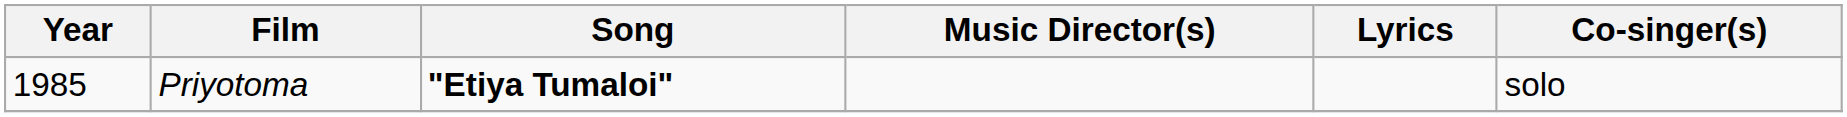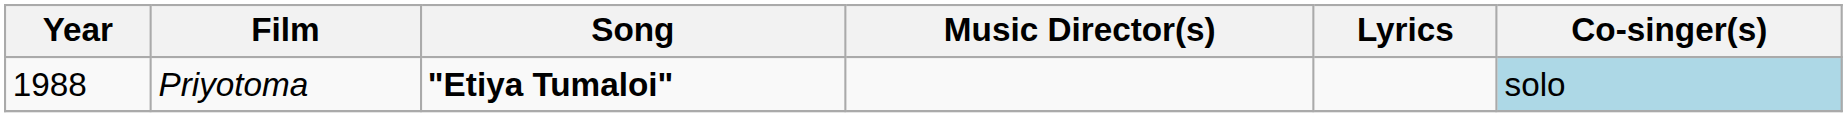(50, 83) 1985 -> (50, 83) 1988
(1535, 83) no background -> (1535, 83) lightblue background
